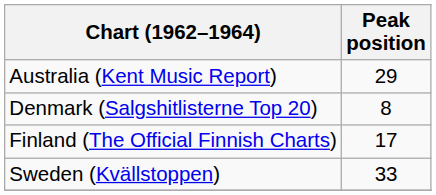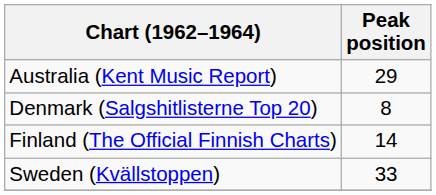(386, 141) 17 -> (386, 141) 14
